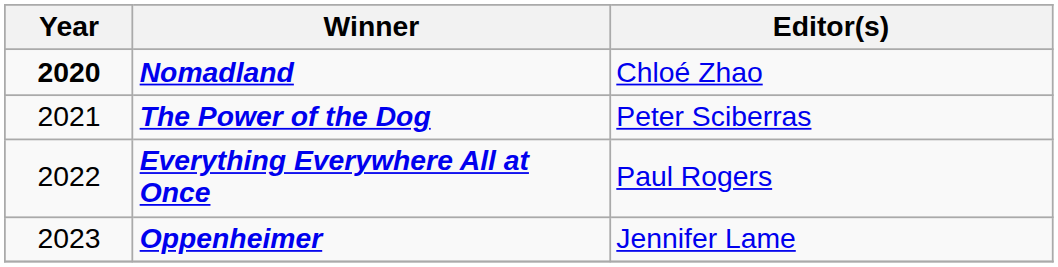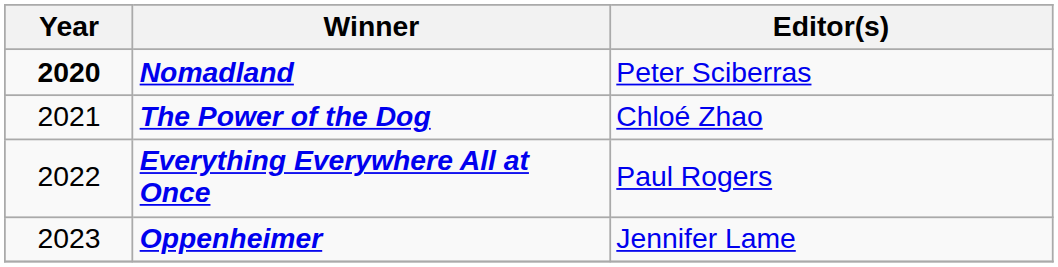(690, 71) Chloé Zhao -> (714, 71) Peter Sciberras
(714, 116) Peter Sciberras -> (690, 116) Chloé Zhao
